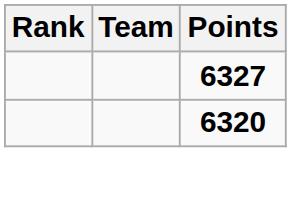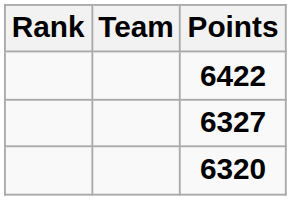+ row: (233, 75)
